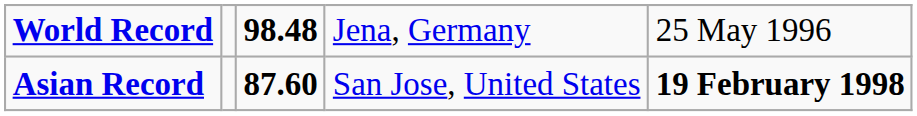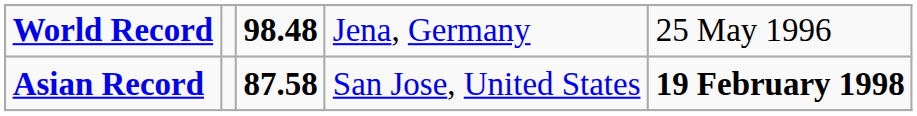(281, 82) 87.60 -> (281, 82) 87.58
